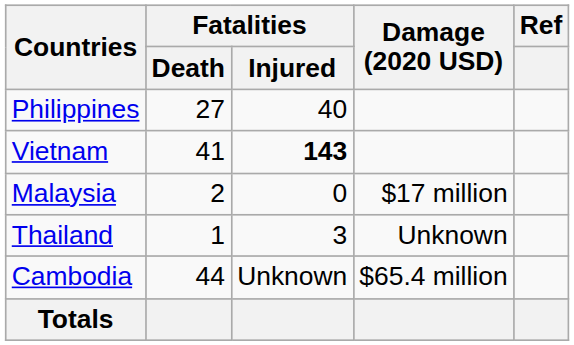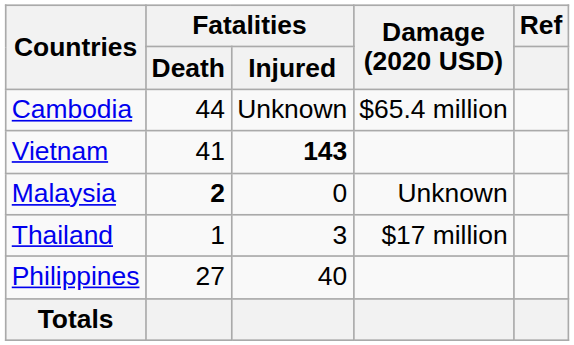rows swapped: (76, 109) <-> (72, 277)
(218, 193) normal -> (218, 193) bold
(444, 193) $17 million -> (453, 193) Unknown
(453, 235) Unknown -> (444, 235) $17 million
